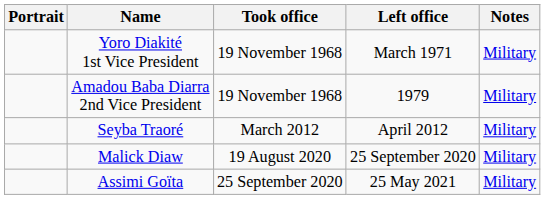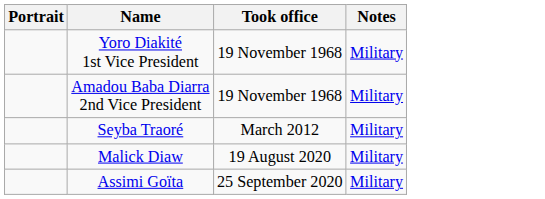- column: (413, 17)
